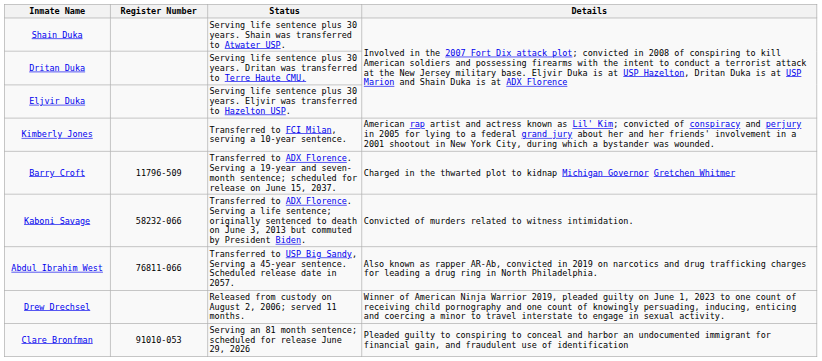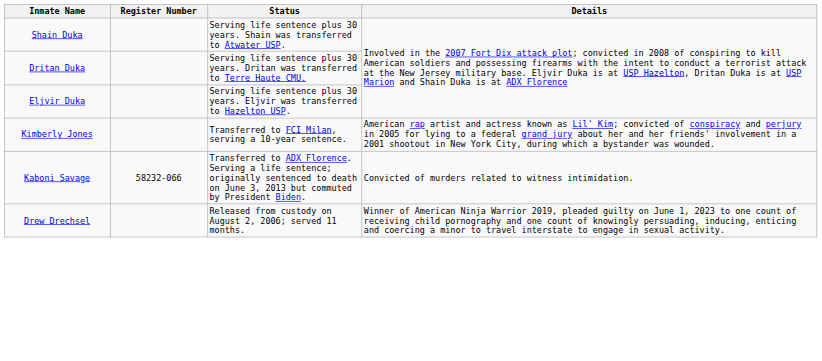- row: (57, 173)
- row: (57, 268)
- row: (57, 340)
